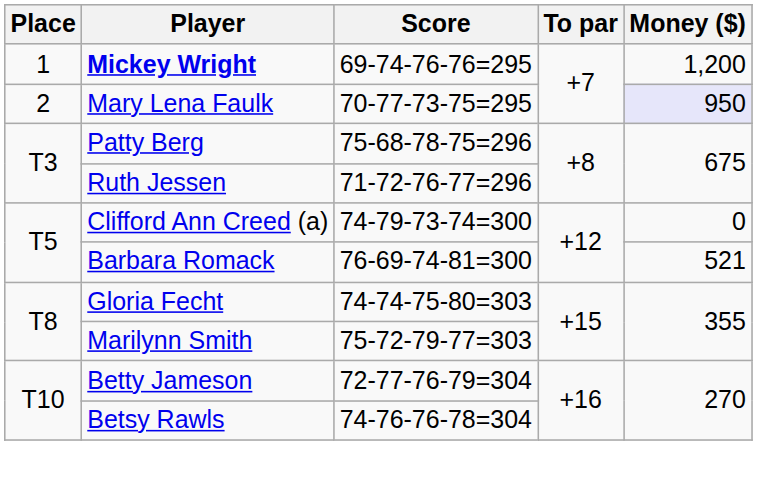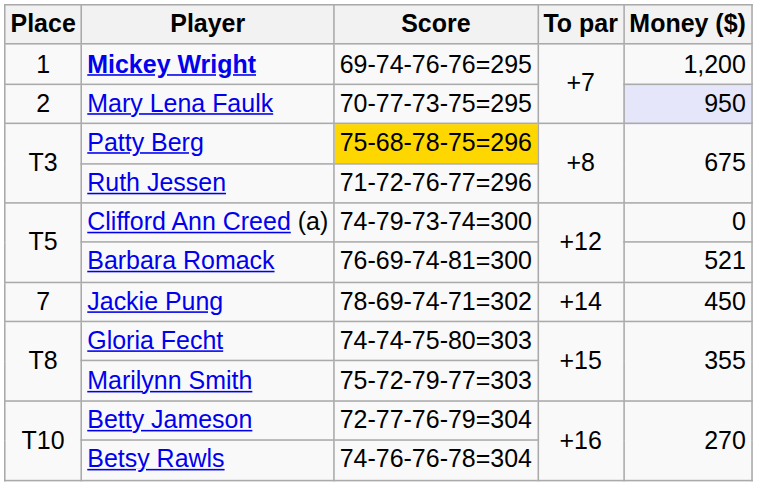(436, 143) no background -> (436, 143) gold background
+ row: (155, 301)
